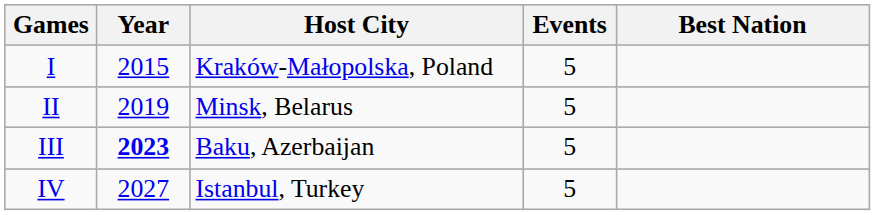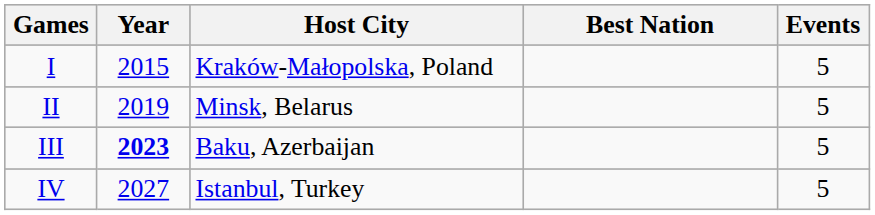columns swapped: (570, 24) <-> (742, 24)
